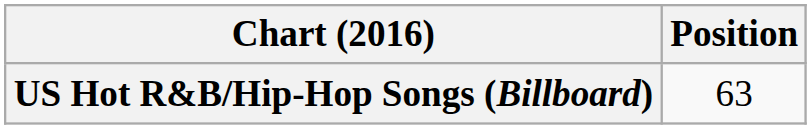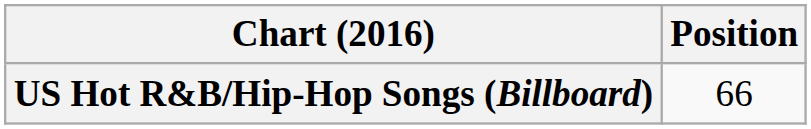(734, 92) 63 -> (734, 92) 66
